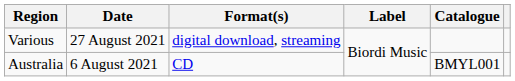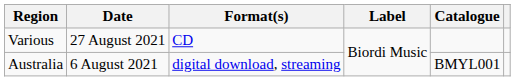(256, 40) digital download, streaming -> (183, 40) CD
(183, 64) CD -> (256, 64) digital download, streaming
